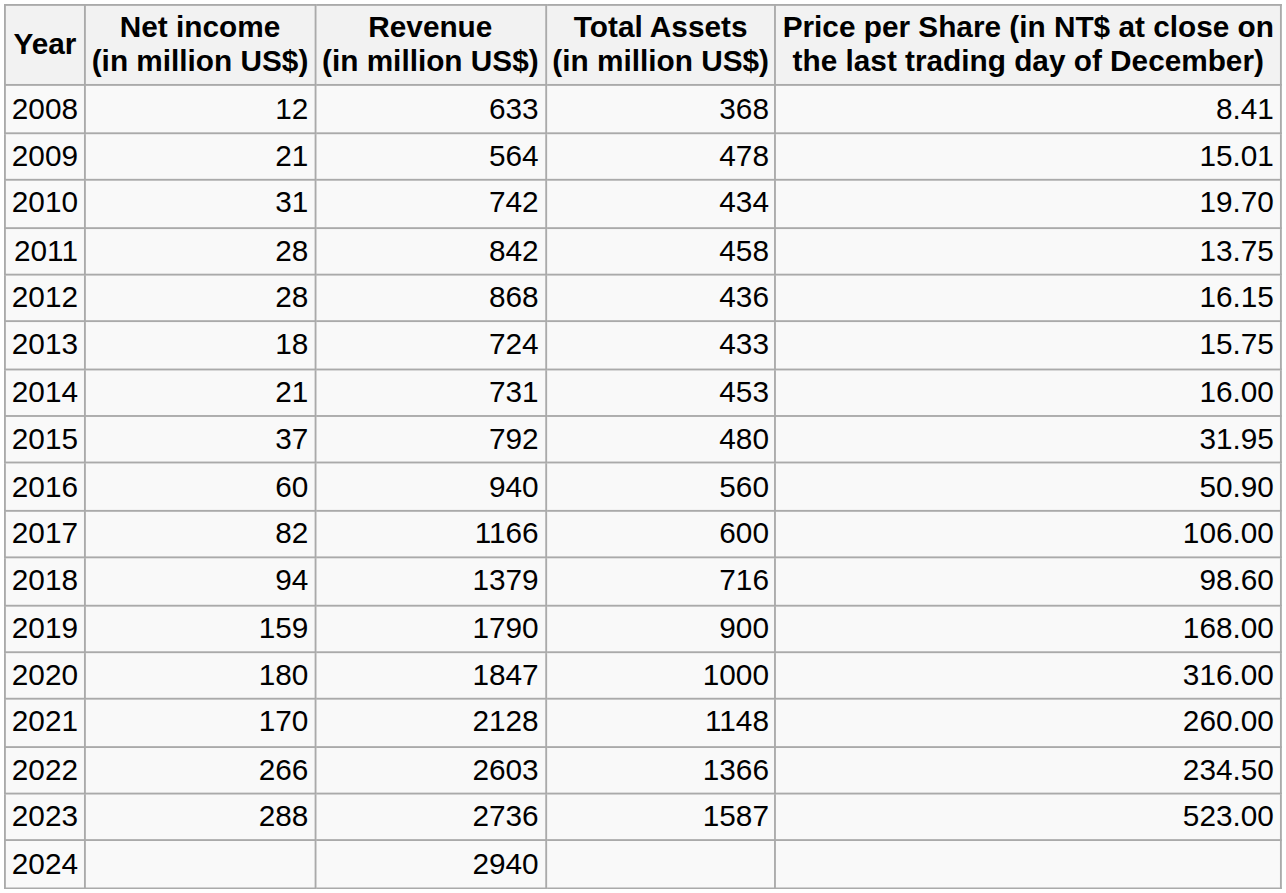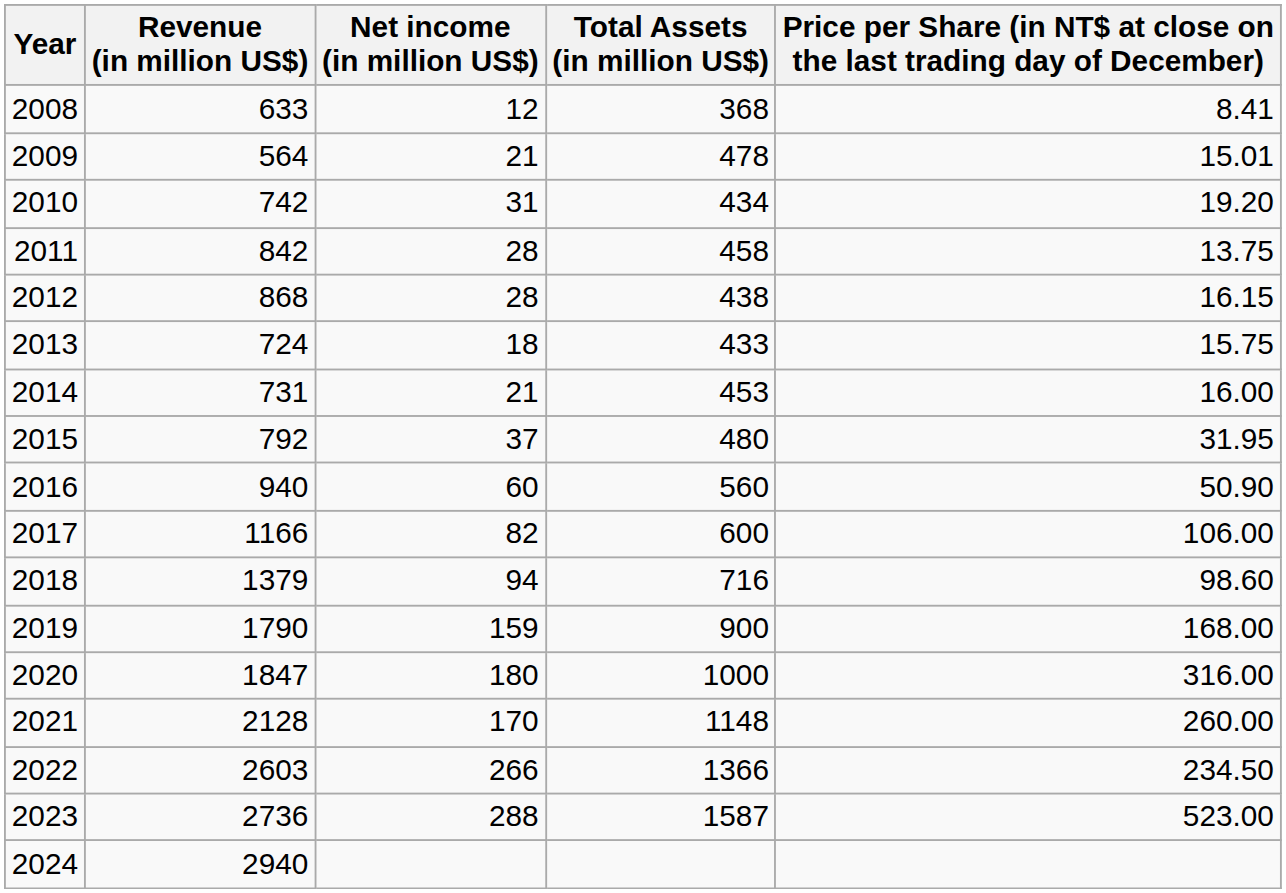columns swapped: (430, 44) <-> (200, 44)
(1237, 203) 19.70 -> (1237, 203) 19.20
(744, 297) 436 -> (744, 297) 438
